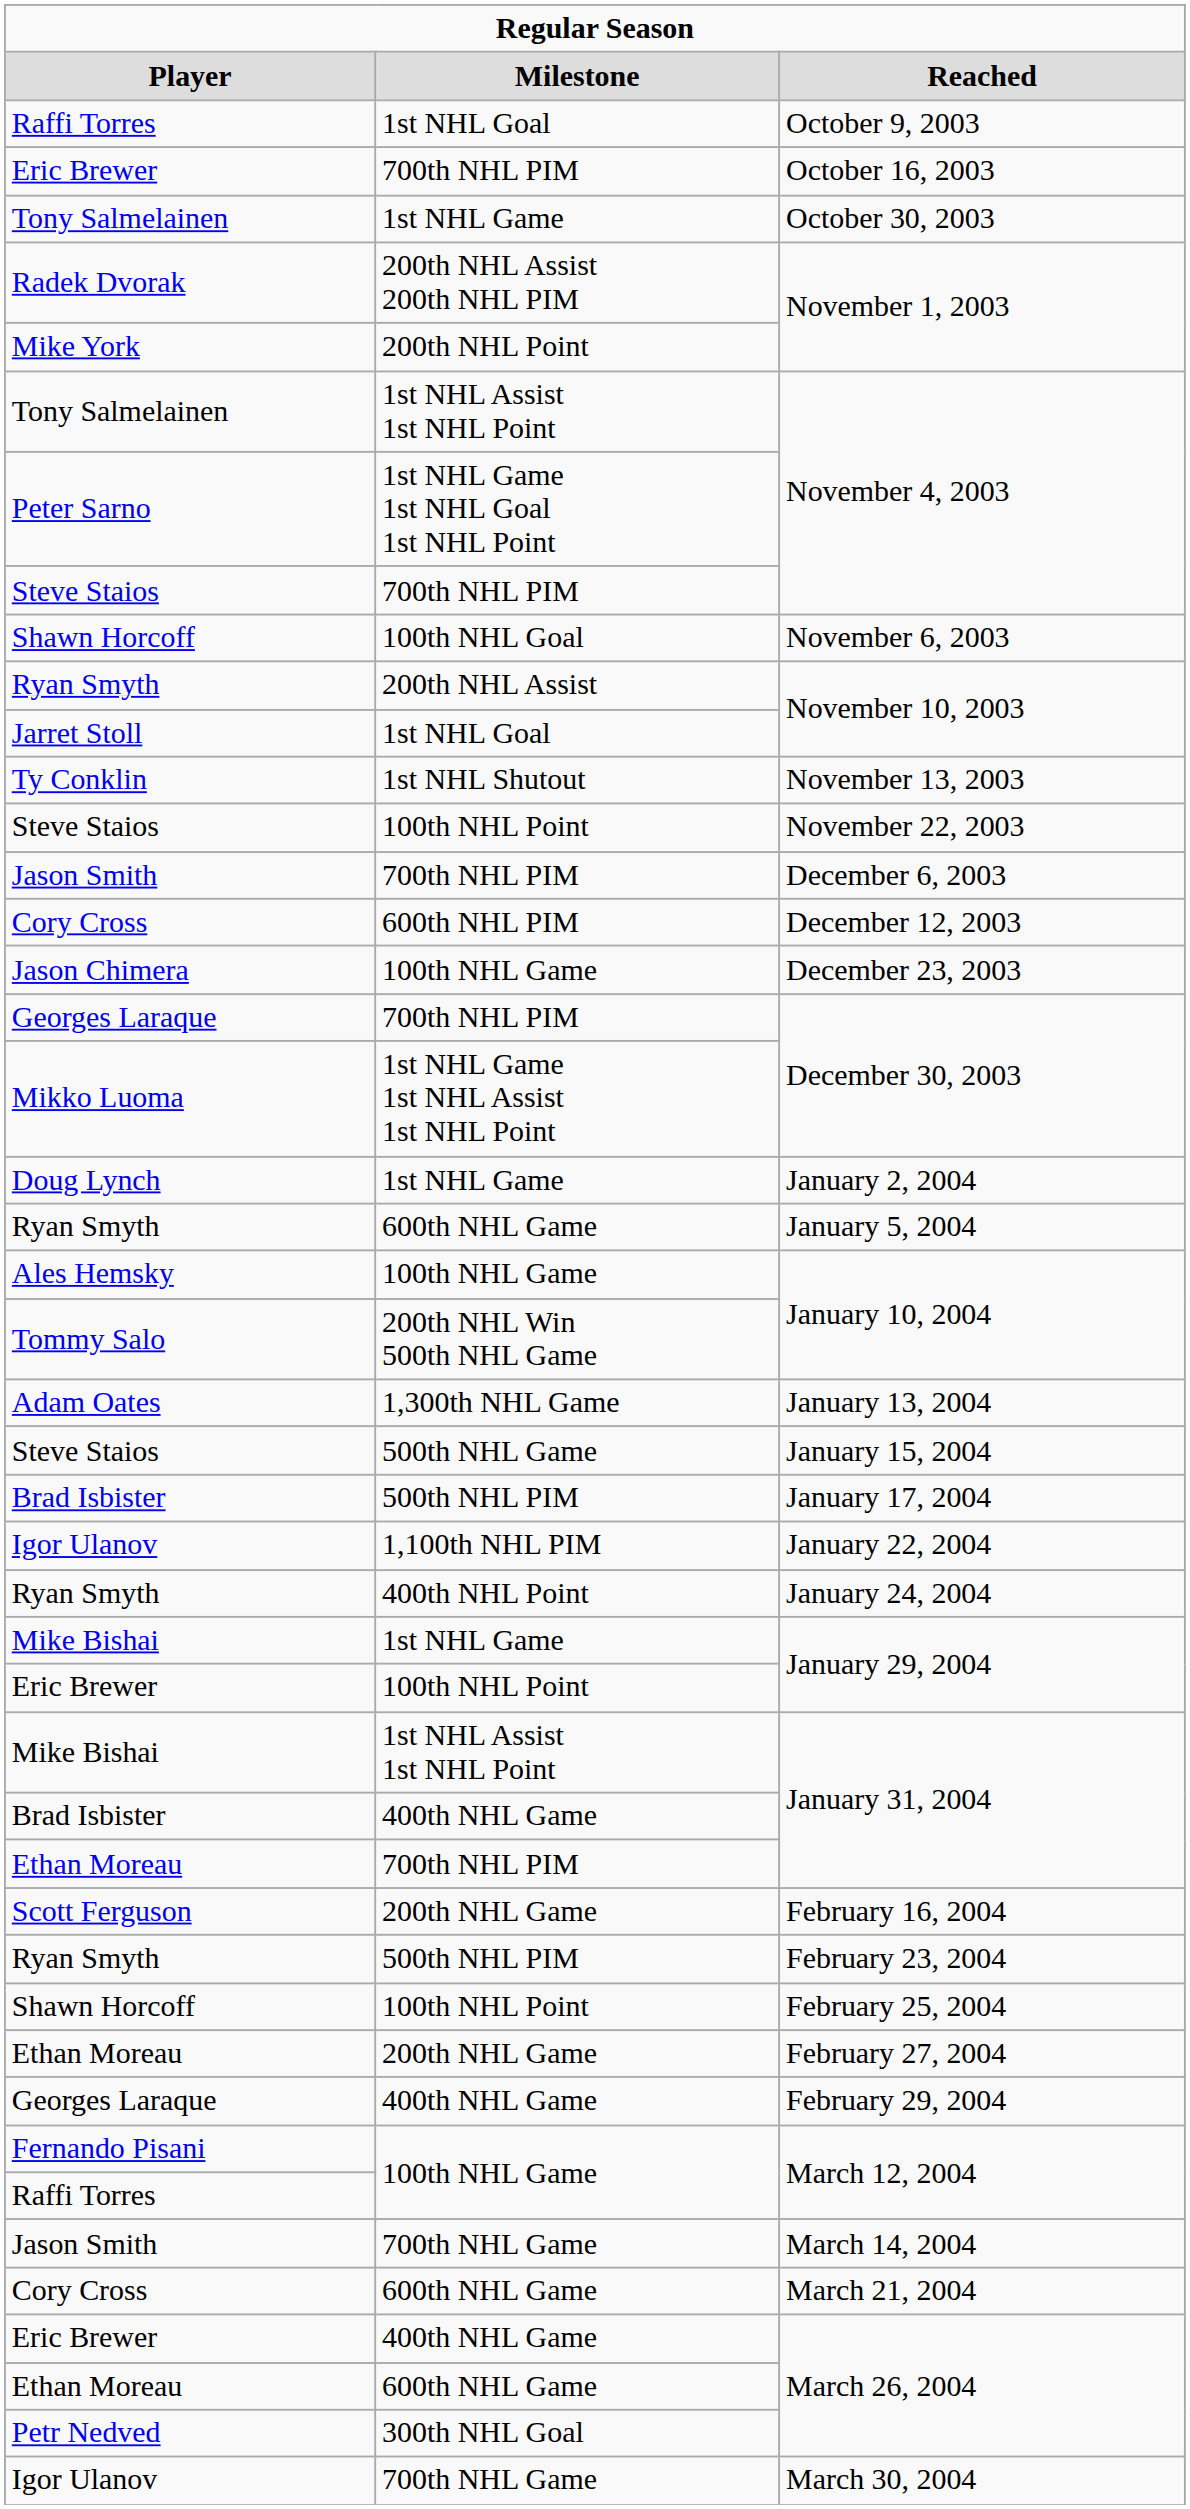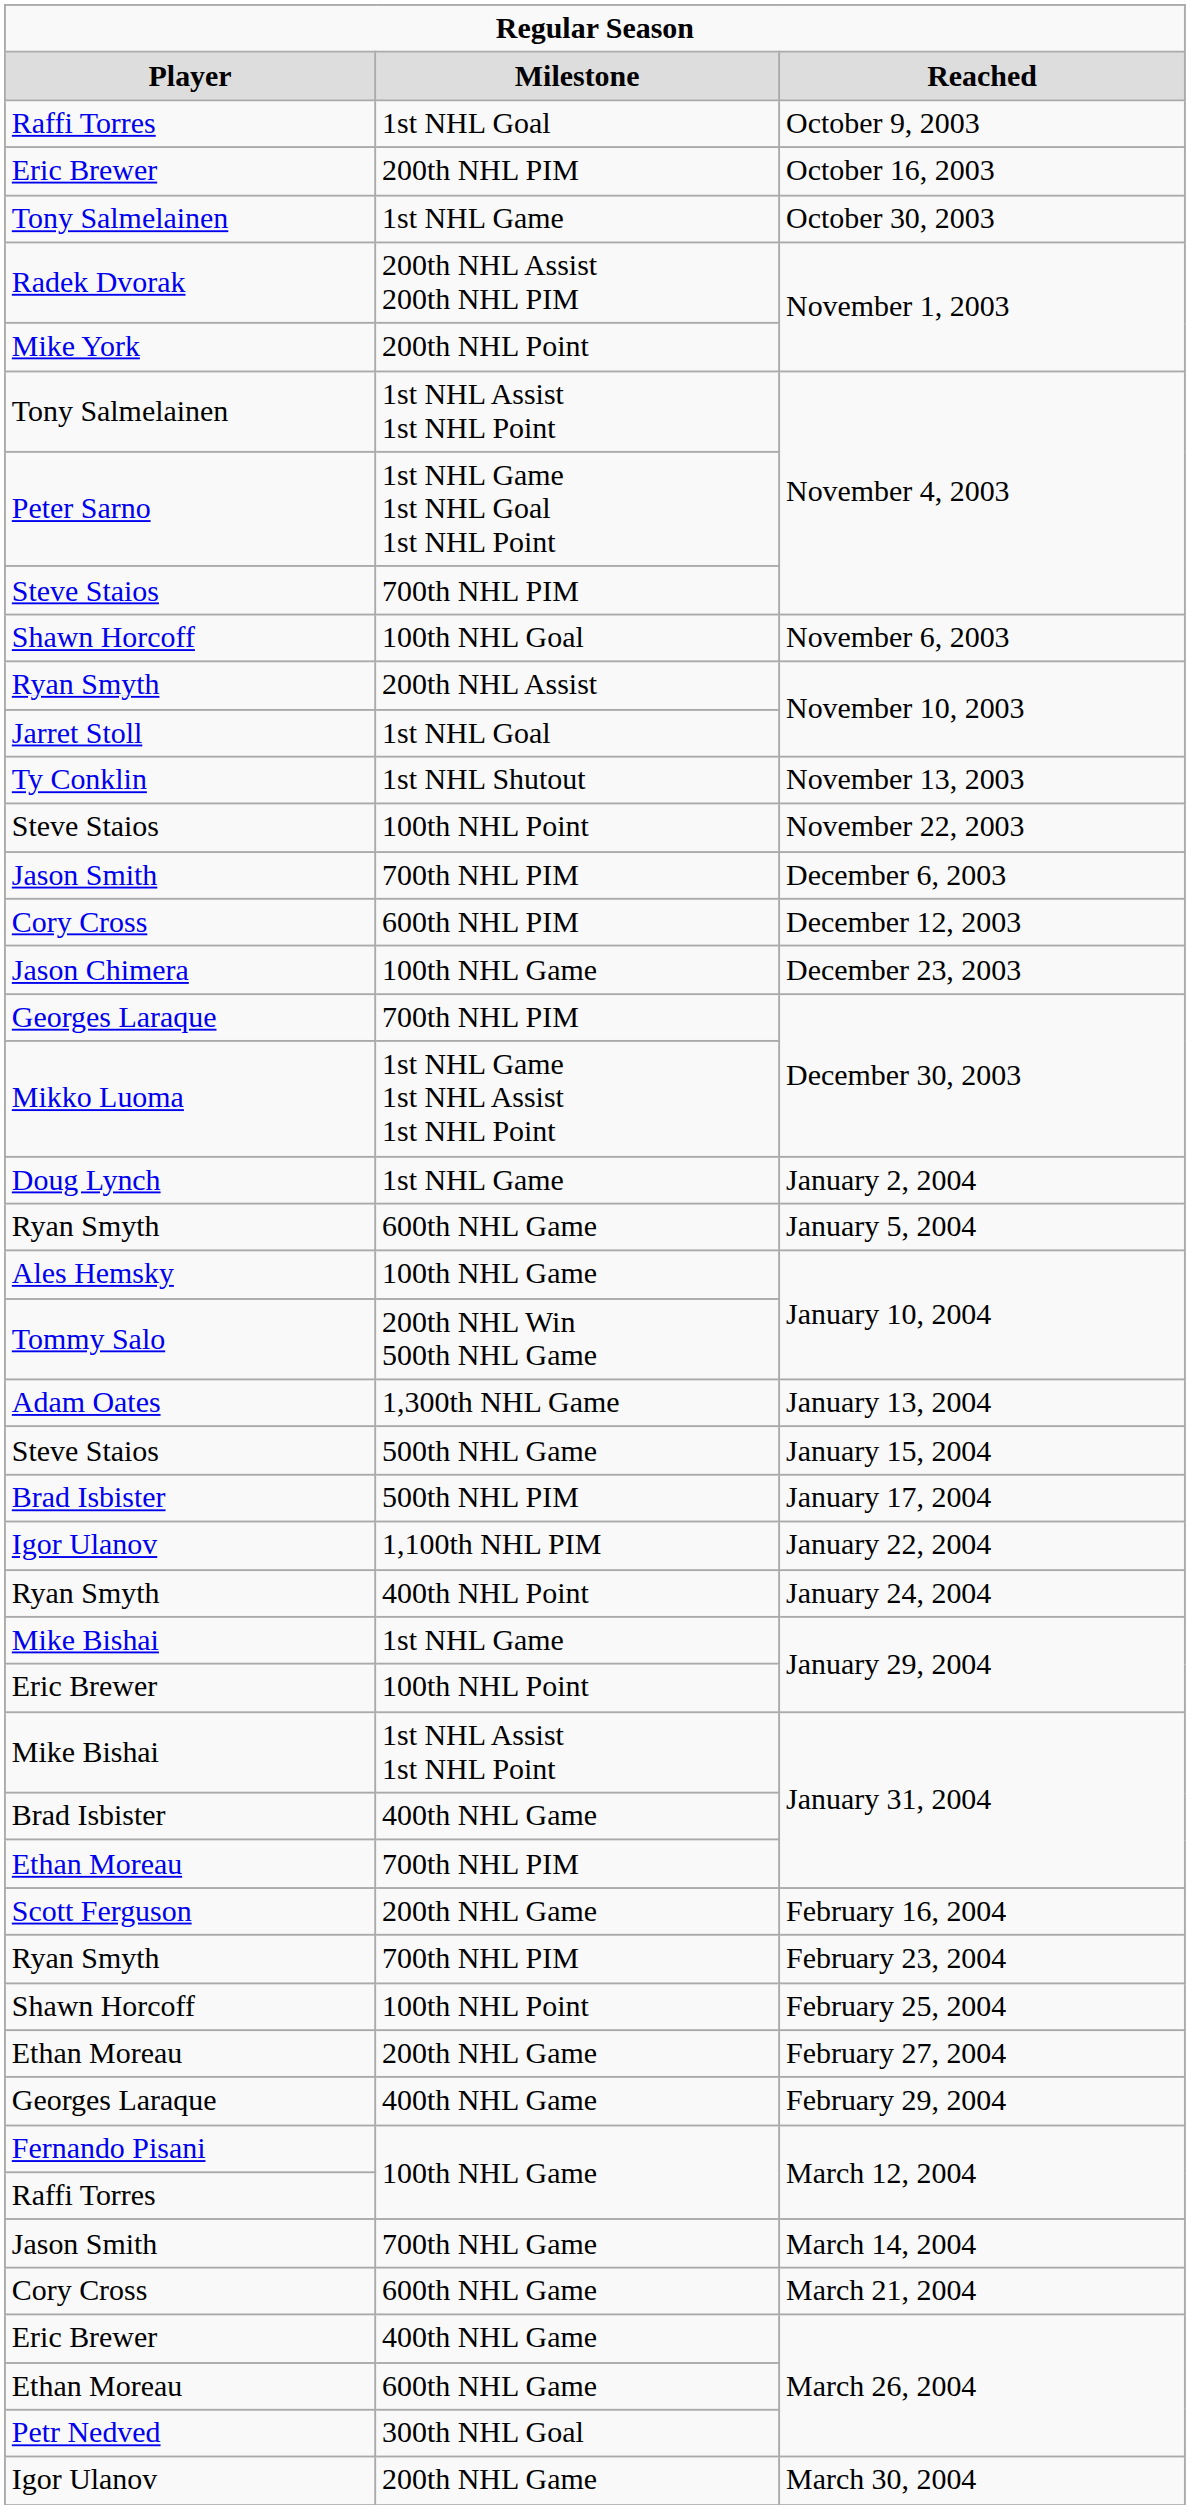(480, 170) 700th NHL PIM -> (480, 170) 200th NHL PIM
(480, 1958) 500th NHL PIM -> (480, 1958) 700th NHL PIM
(490, 2480) 700th NHL Game -> (490, 2480) 200th NHL Game
